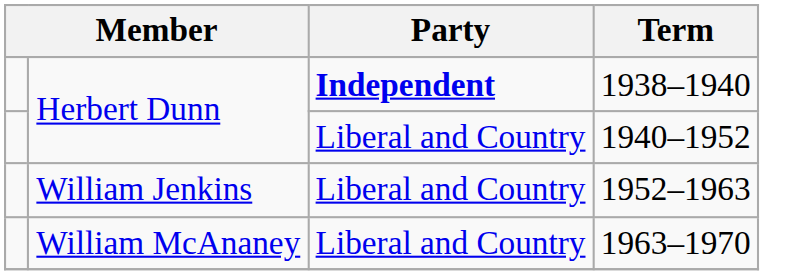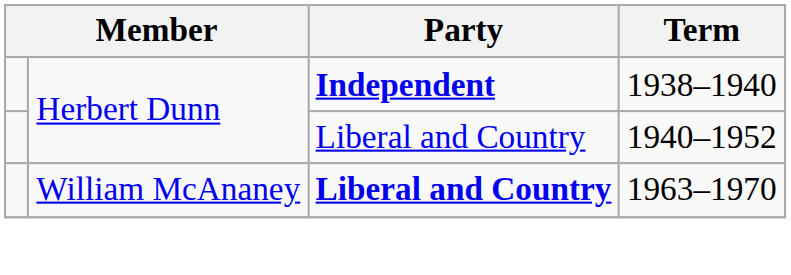- row: (676, 189)
(451, 242) normal -> (464, 189) bold
